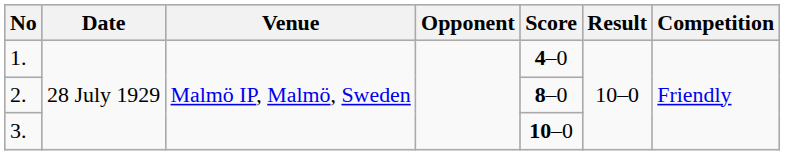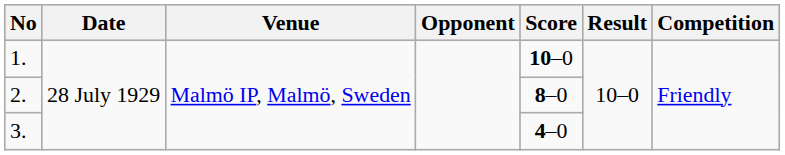(551, 58) 4–0 -> (551, 58) 10–0
(551, 130) 10–0 -> (551, 130) 4–0
